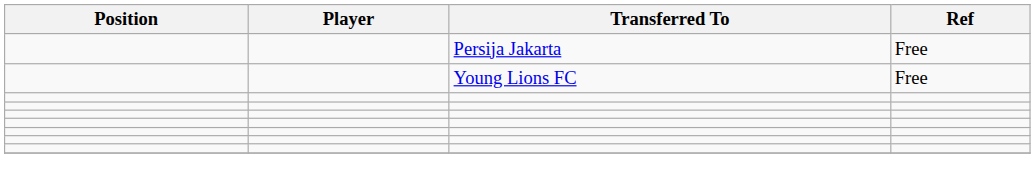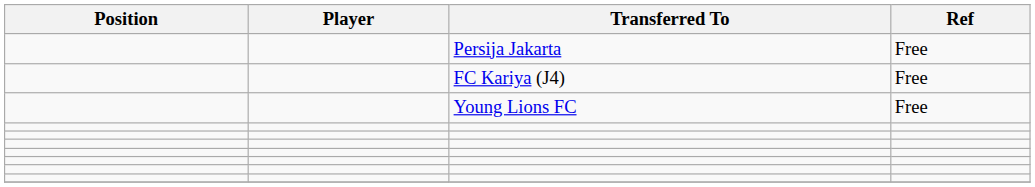+ row: (509, 78)
